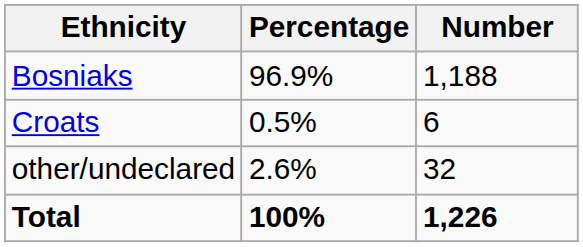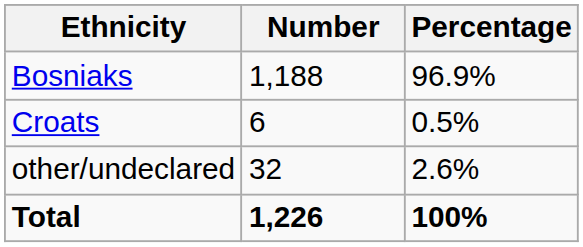columns swapped: (497, 28) <-> (329, 28)
